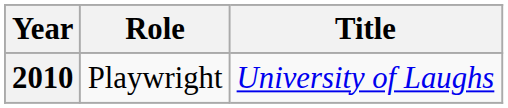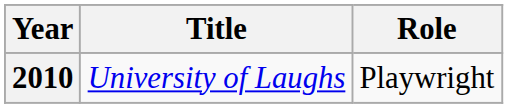columns swapped: (365, 28) <-> (155, 28)
